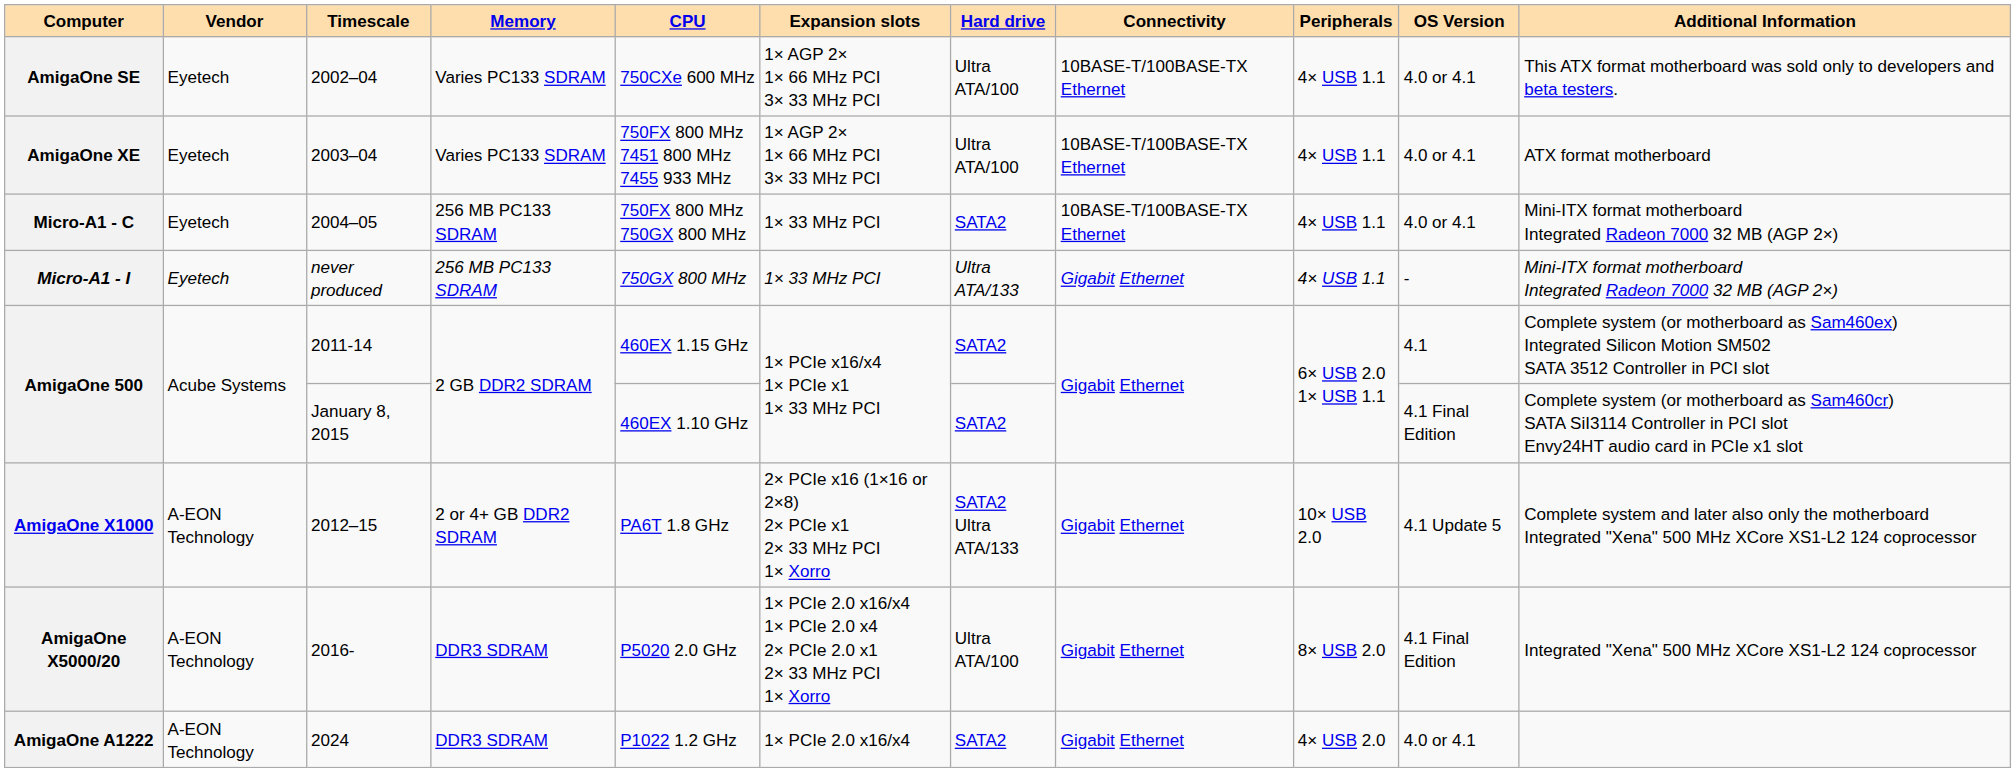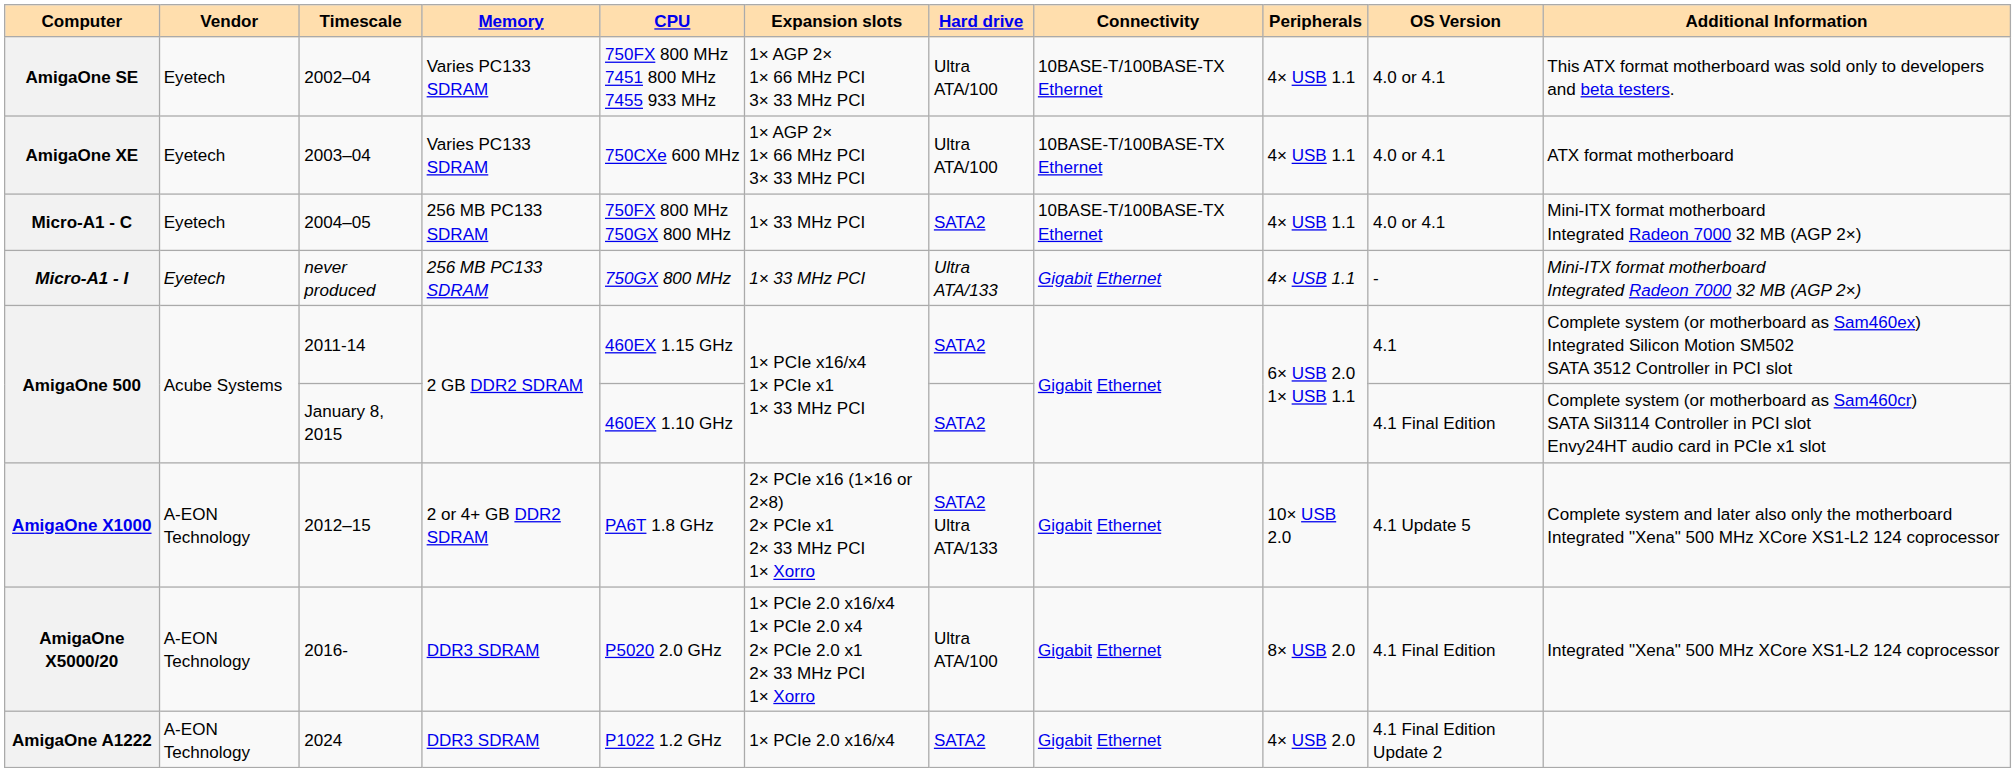(688, 77) 750CXe 600 MHz -> (667, 77) 750FX 800 MHz 7451 800 MHz 7455 933 MHz
(682, 156) 750FX 800 MHz 7451 800 MHz 7455 933 MHz -> (672, 156) 750CXe 600 MHz
(1440, 740) 4.0 or 4.1 -> (1434, 740) 4.1 Final Edition Update 2
